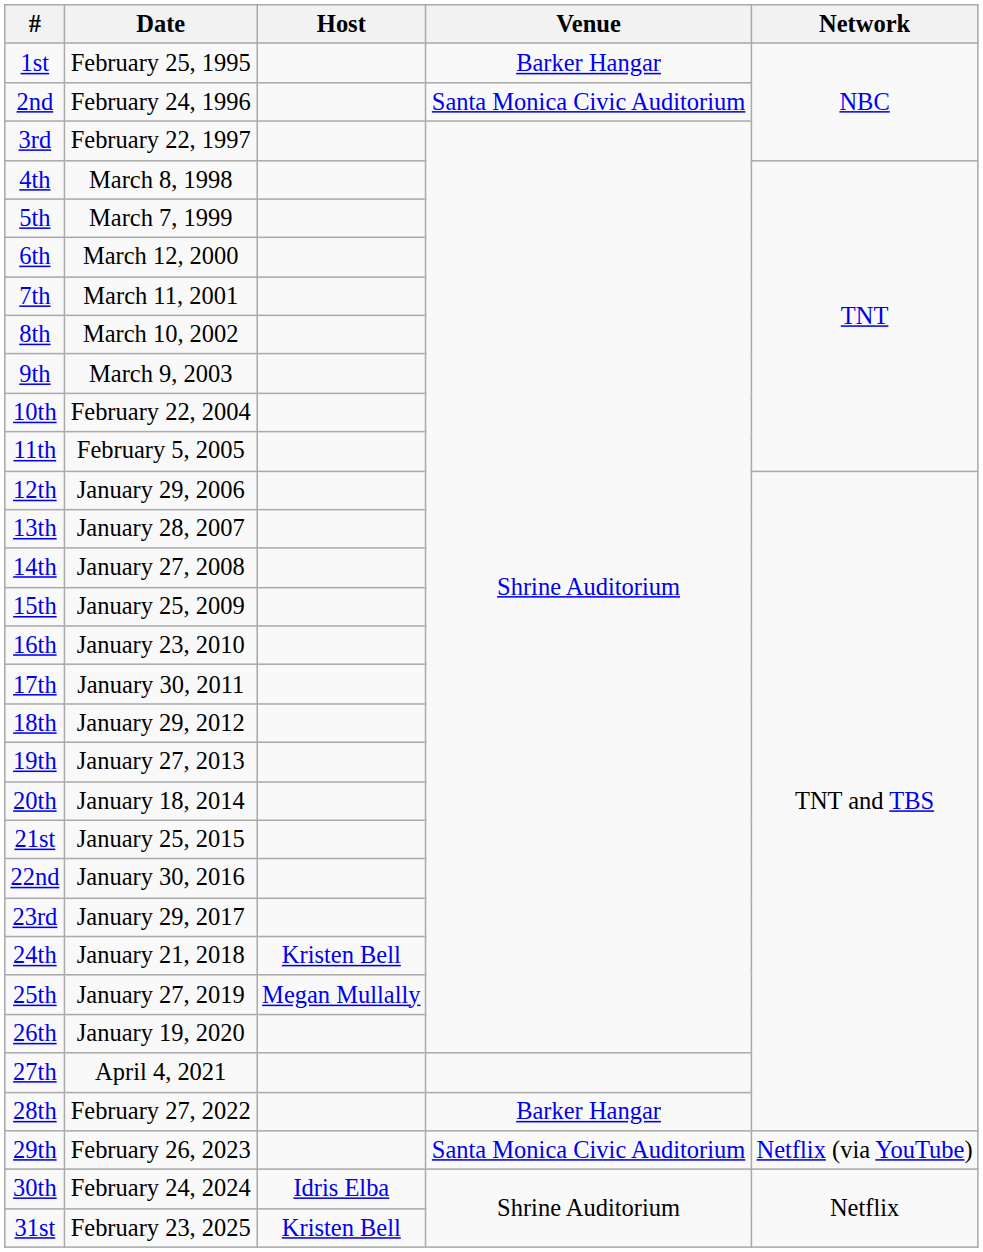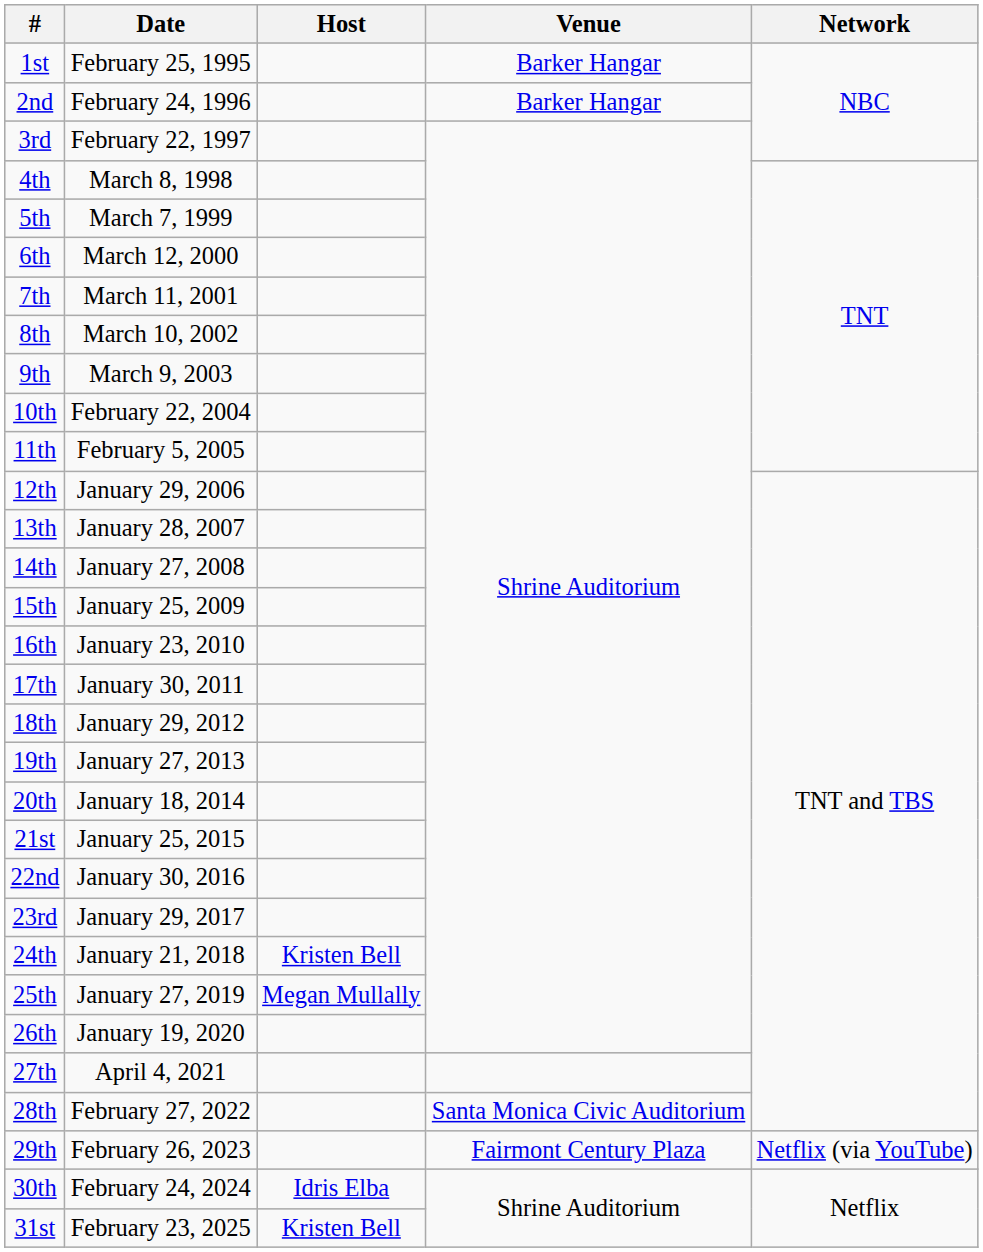(589, 101) Santa Monica Civic Auditorium -> (589, 101) Barker Hangar
(589, 1110) Barker Hangar -> (589, 1110) Santa Monica Civic Auditorium
(589, 1149) Santa Monica Civic Auditorium -> (589, 1149) Fairmont Century Plaza
